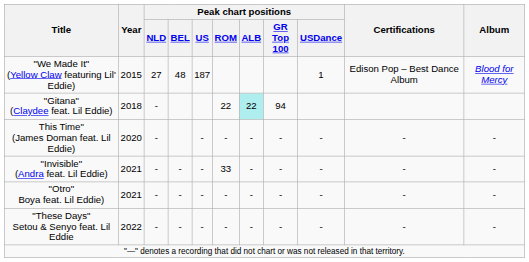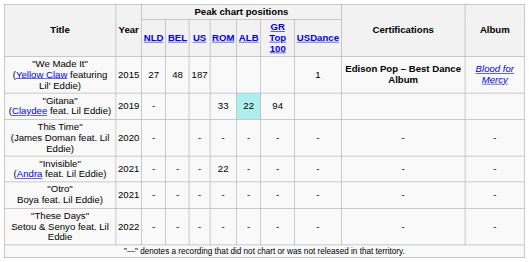(404, 74) normal -> (403, 74) bold
(131, 106) 2018 -> (129, 106) 2019
(226, 106) 22 -> (223, 106) 33
(226, 169) 33 -> (223, 169) 22
